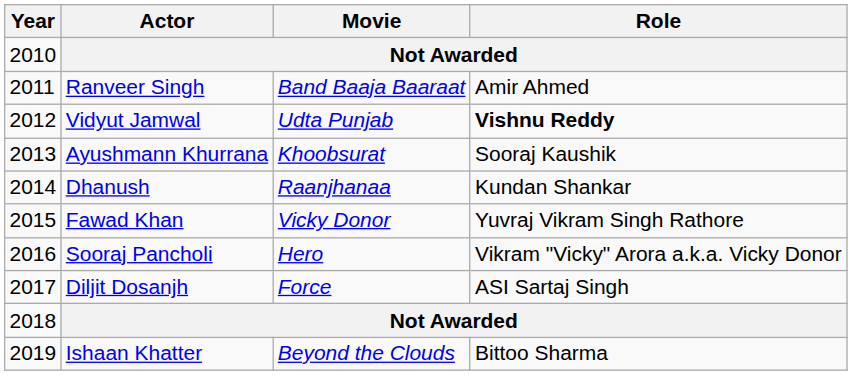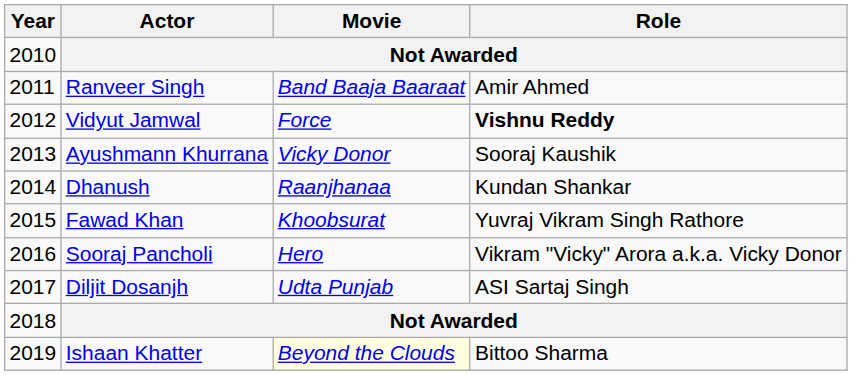(335, 120) Udta Punjab -> (305, 120) Force
(331, 154) Khoobsurat -> (334, 154) Vicky Donor
(334, 220) Vicky Donor -> (331, 220) Khoobsurat
(305, 287) Force -> (335, 287) Udta Punjab
(366, 353) no background -> (366, 353) lightyellow background
